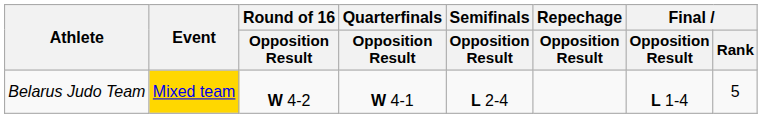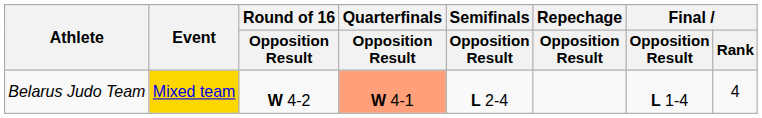(392, 101) no background -> (392, 101) lightsalmon background
(735, 92) 5 -> (735, 92) 4
